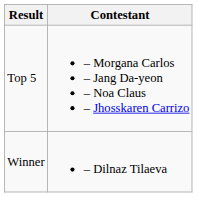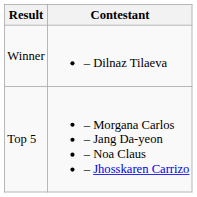rows swapped: (26, 161) <-> (22, 78)
